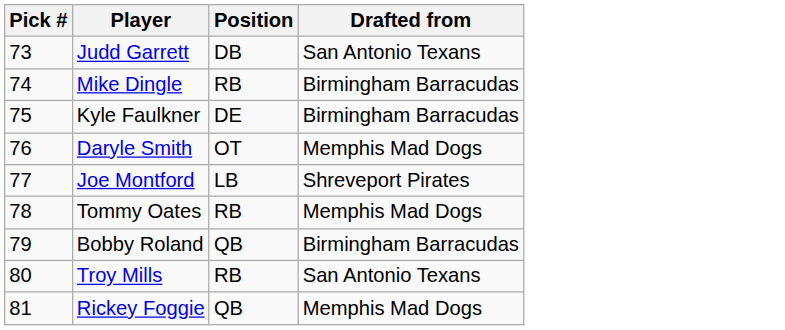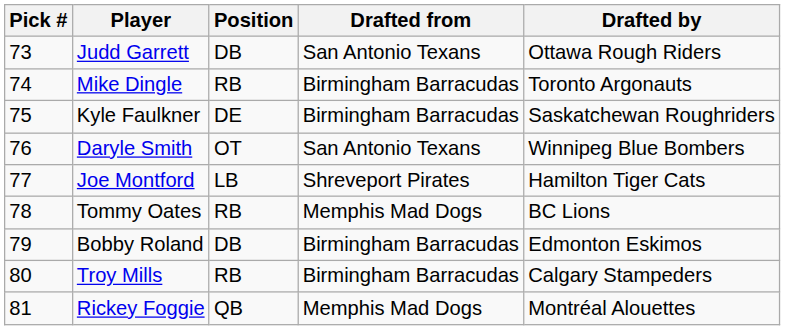+ column: (652, 20)
(392, 148) Memphis Mad Dogs -> (392, 148) San Antonio Texans
(228, 244) QB -> (228, 244) DB
(392, 276) San Antonio Texans -> (411, 276) Birmingham Barracudas
